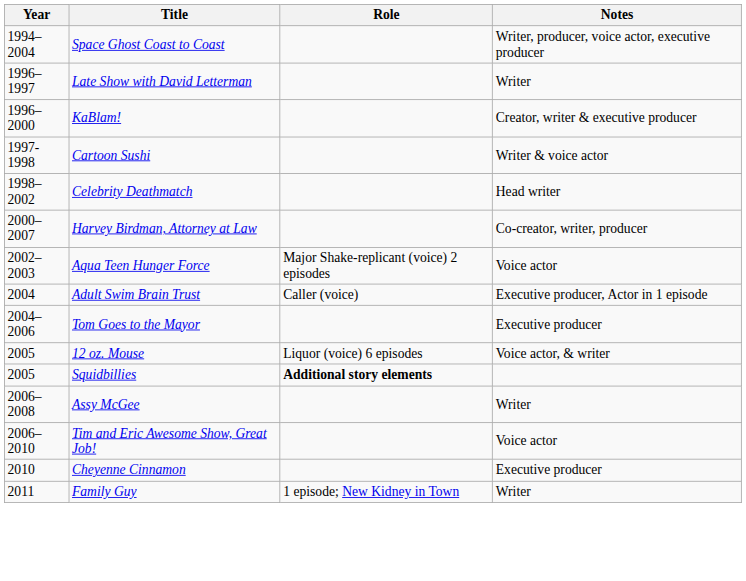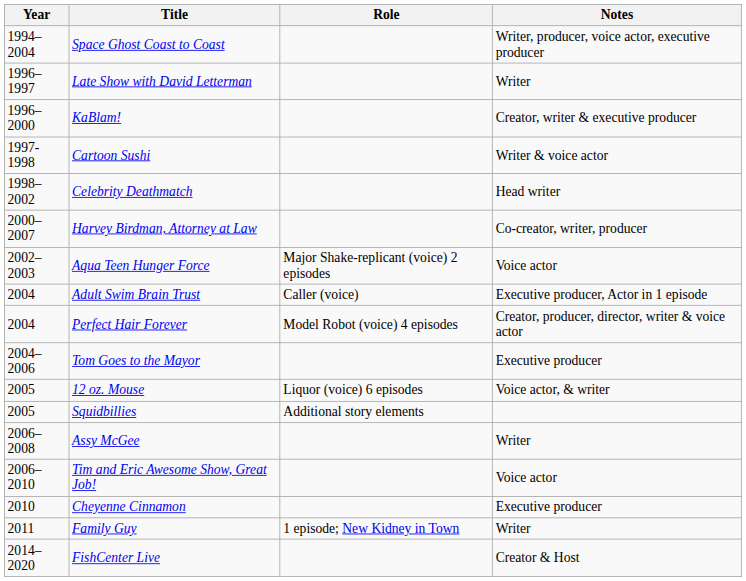+ row: (130, 324)
(358, 374) bold -> (354, 411) normal
+ row: (116, 557)
